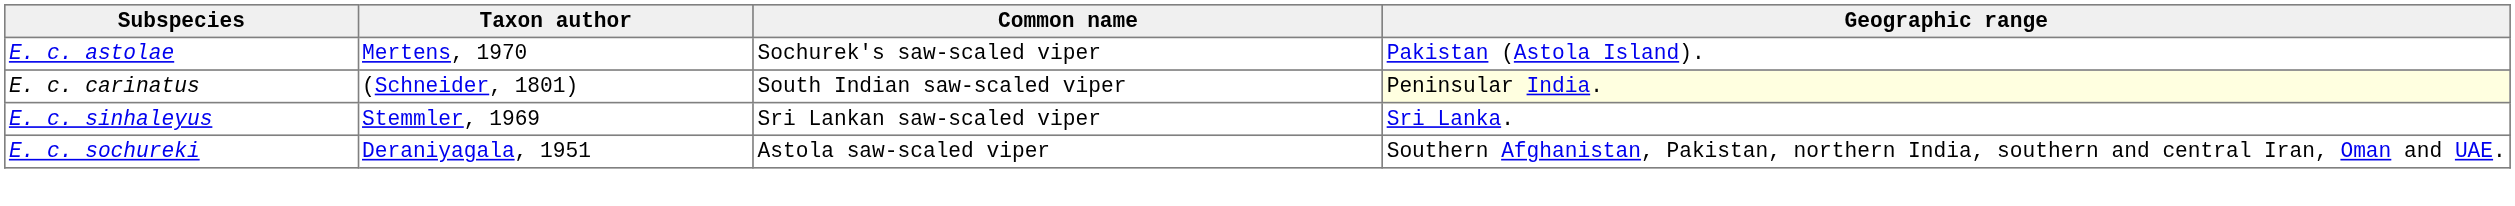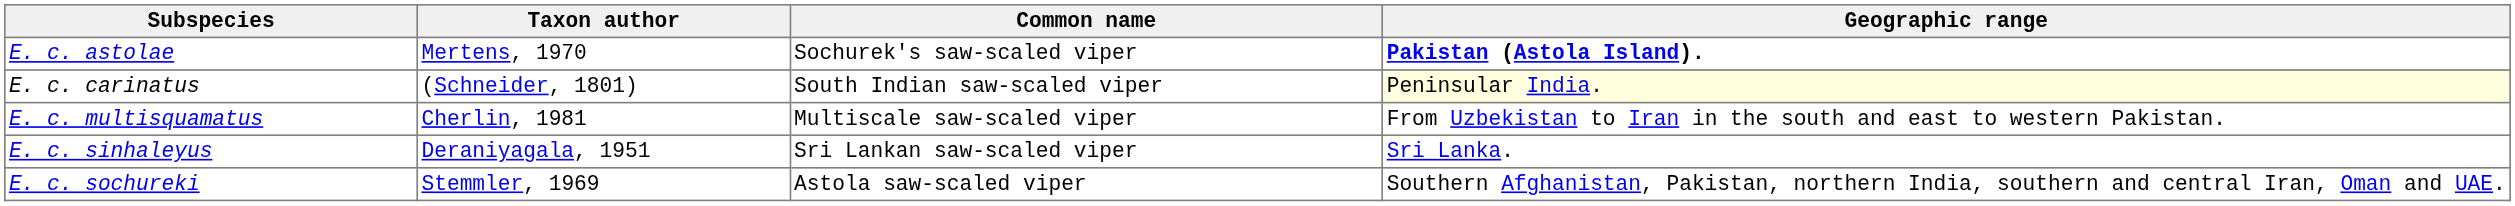(1546, 54) normal -> (1546, 54) bold
+ row: (136, 119)
(451, 119) Stemmler, 1969 -> (536, 152) Deraniyagala, 1951
(476, 152) Deraniyagala, 1951 -> (511, 184) Stemmler, 1969
